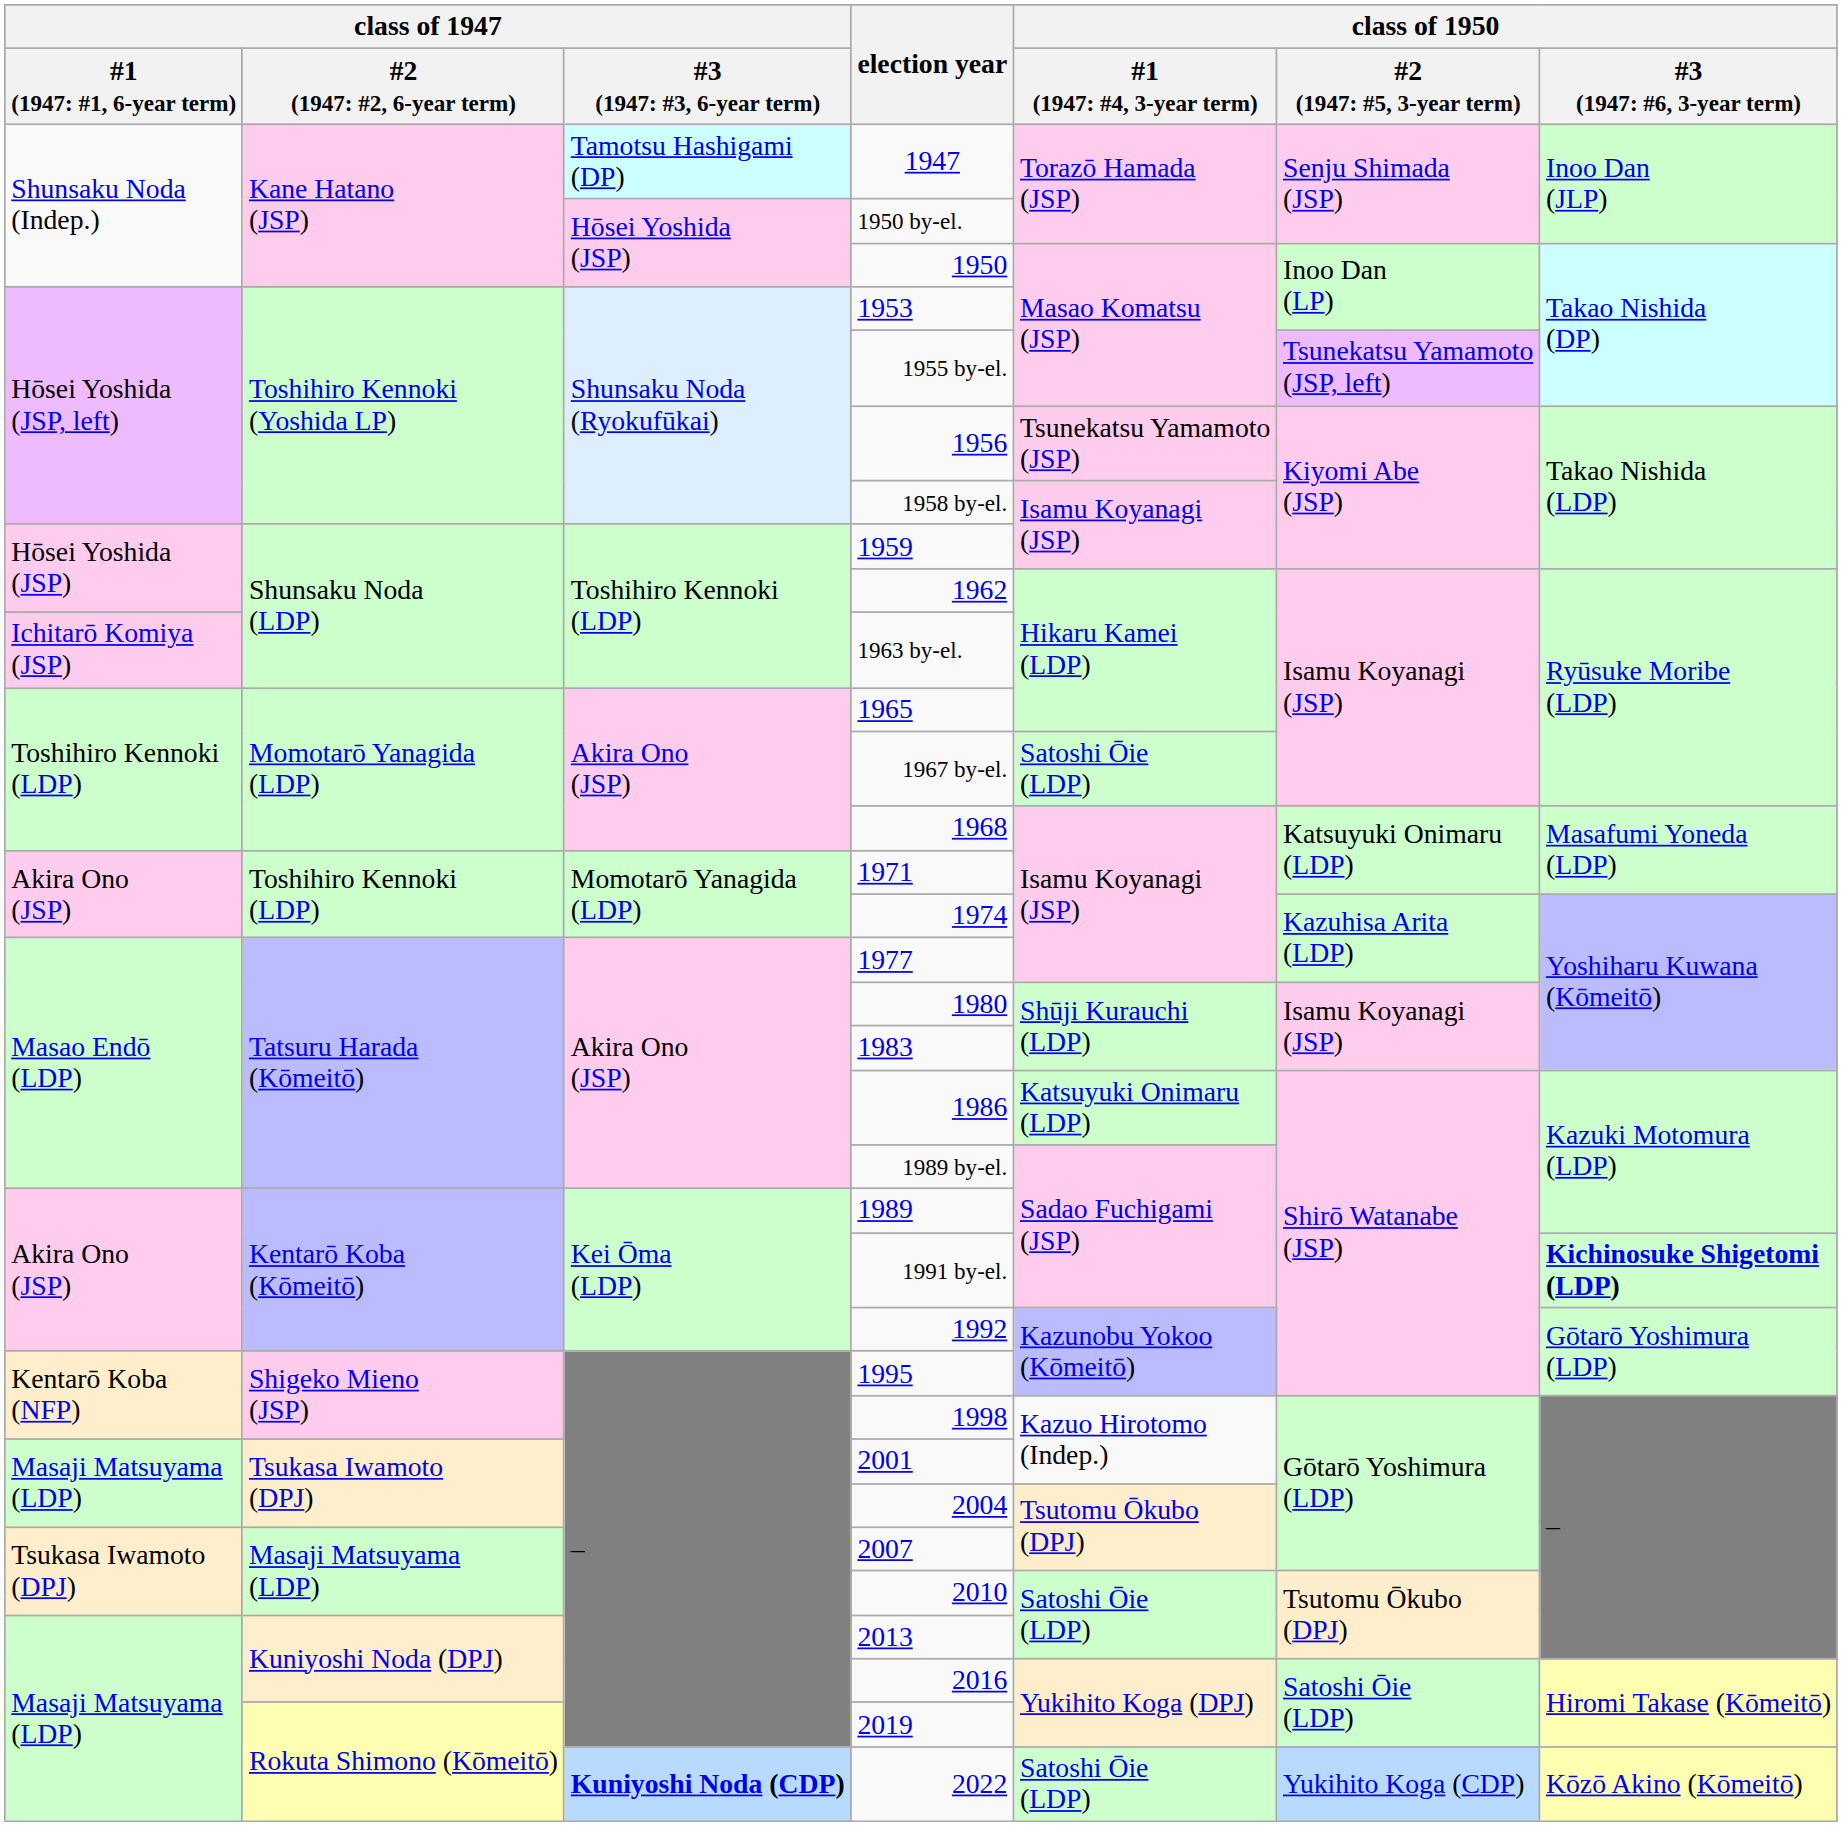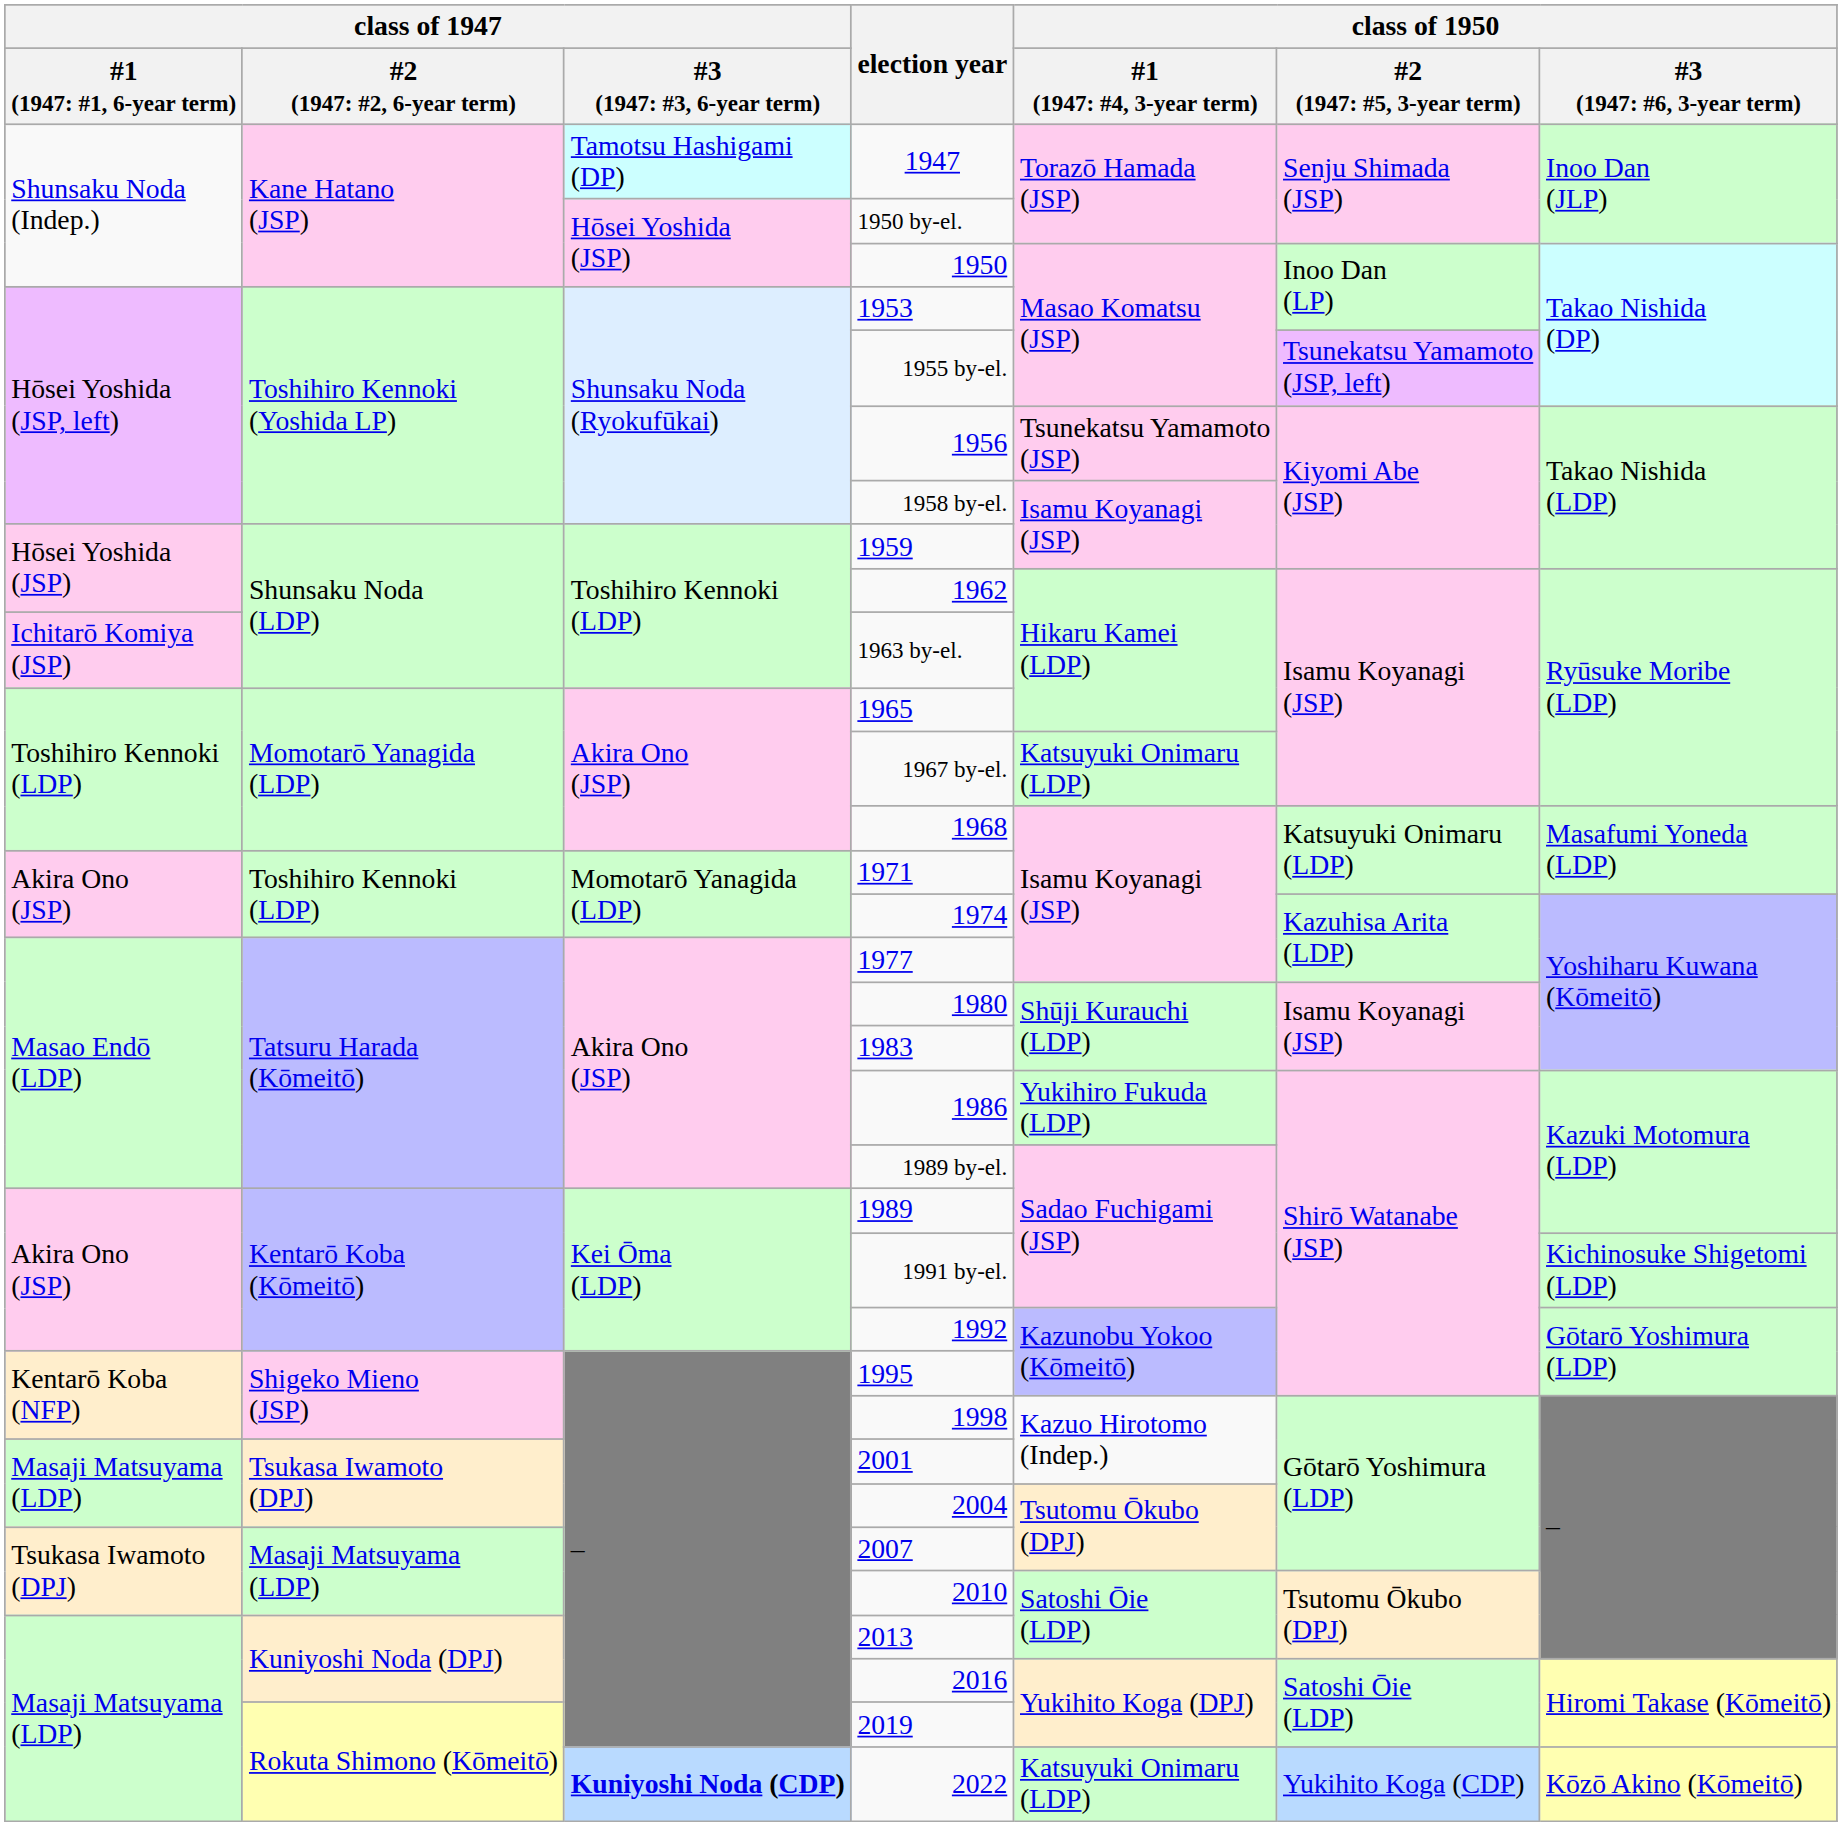(1084, 768) Satoshi Ōie (LDP) -> (1130, 768) Katsuyuki Onimaru (LDP)
(1130, 1106) Katsuyuki Onimaru (LDP) -> (1113, 1106) Yukihiro Fukuda (LDP)
(1683, 1269) bold -> (1676, 1269) normal
(1084, 1783) Satoshi Ōie (LDP) -> (1130, 1783) Katsuyuki Onimaru (LDP)
